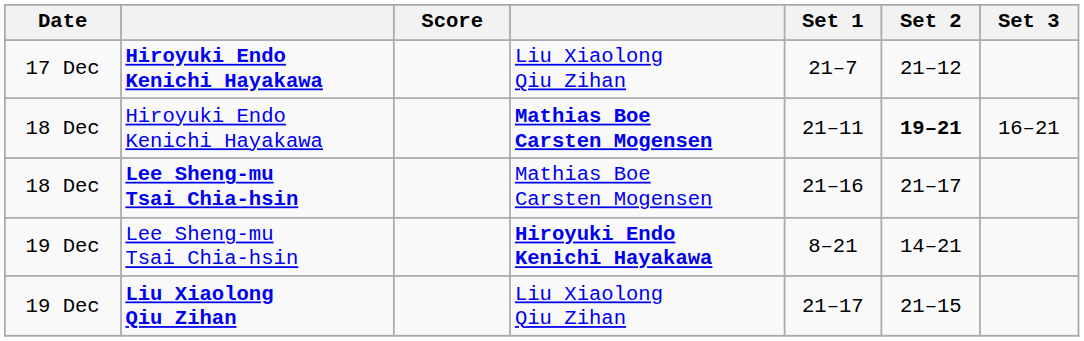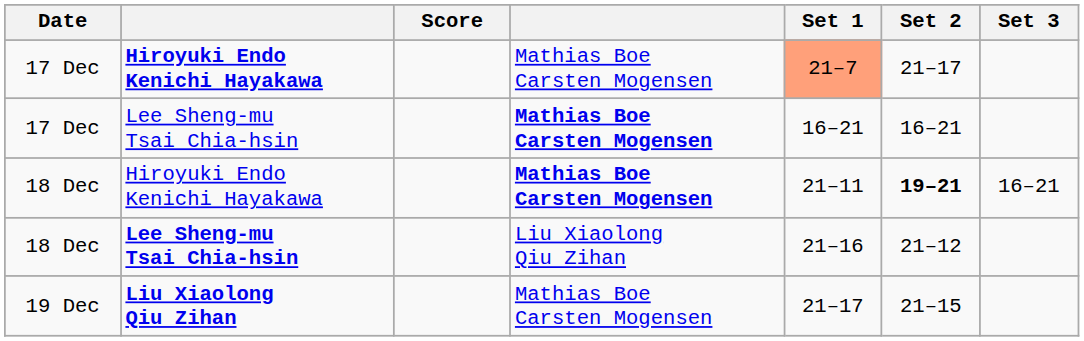(589, 69) Liu Xiaolong Qiu Zihan -> (614, 69) Mathias Boe Carsten Mogensen
(833, 69) no background -> (833, 69) lightsalmon background
(931, 69) 21–12 -> (931, 69) 21–17
+ row: (63, 128)
(614, 187) Mathias Boe Carsten Mogensen -> (589, 246) Liu Xiaolong Qiu Zihan
(931, 187) 21–17 -> (931, 246) 21–12
- row: (63, 246)
(589, 306) Liu Xiaolong Qiu Zihan -> (614, 306) Mathias Boe Carsten Mogensen
